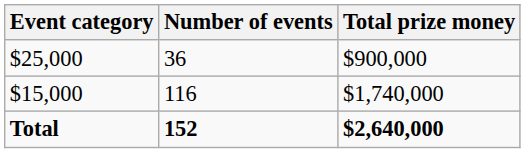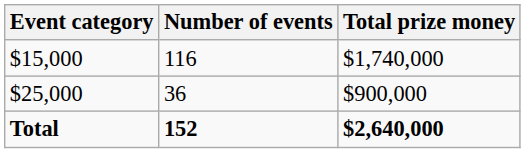rows swapped: (46, 57) <-> (46, 93)
